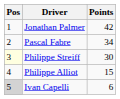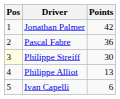(109, 42) 34 -> (109, 42) 36
(109, 72) 15 -> (109, 72) 13
(9, 87) lightgrey background -> (9, 87) no background
